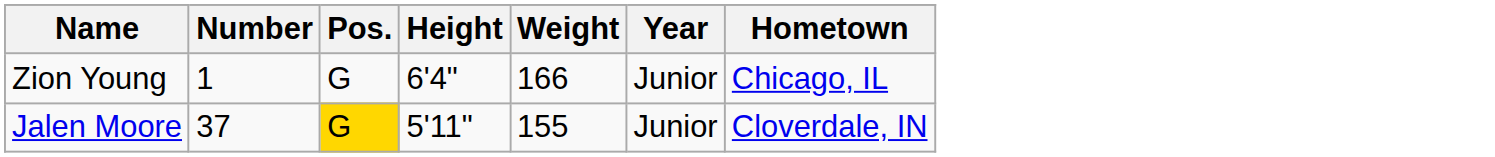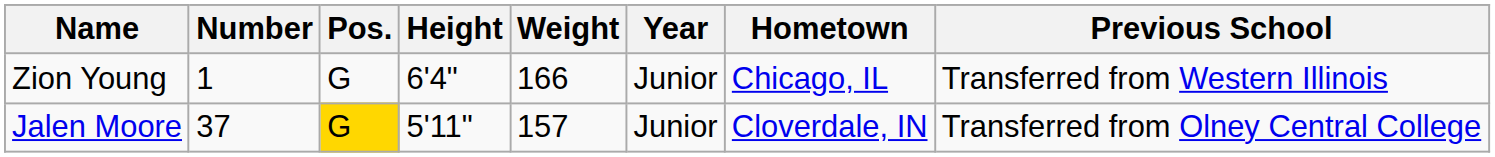+ column: (1211, 28)
(543, 126) 155 -> (543, 126) 157
